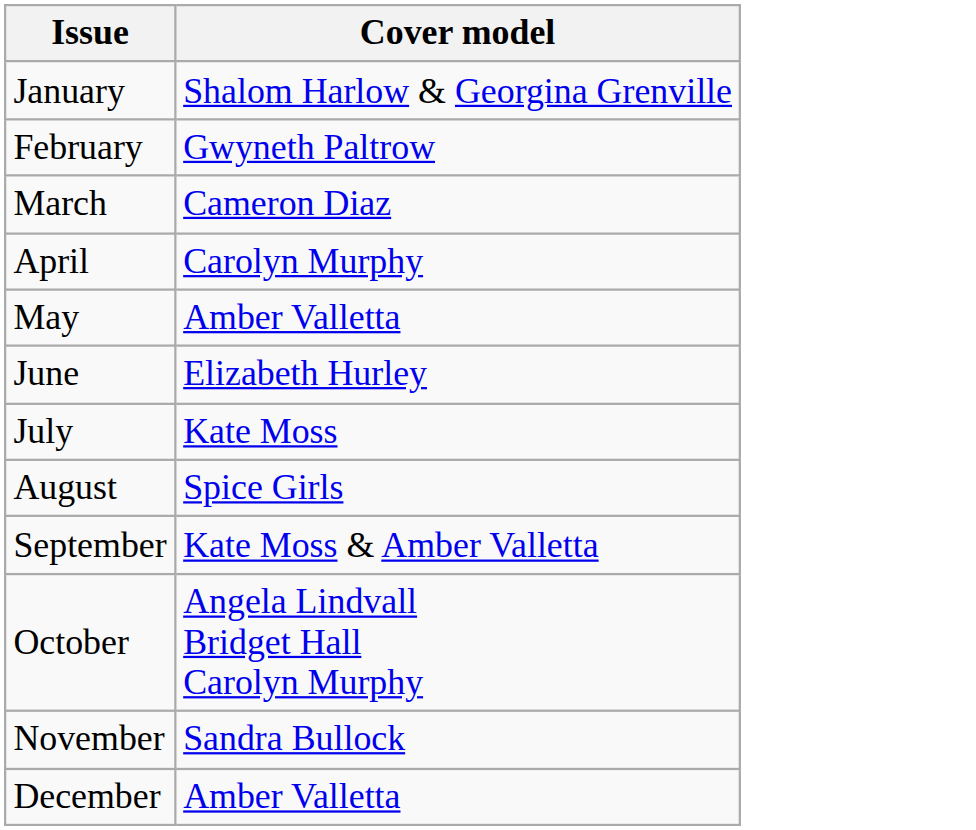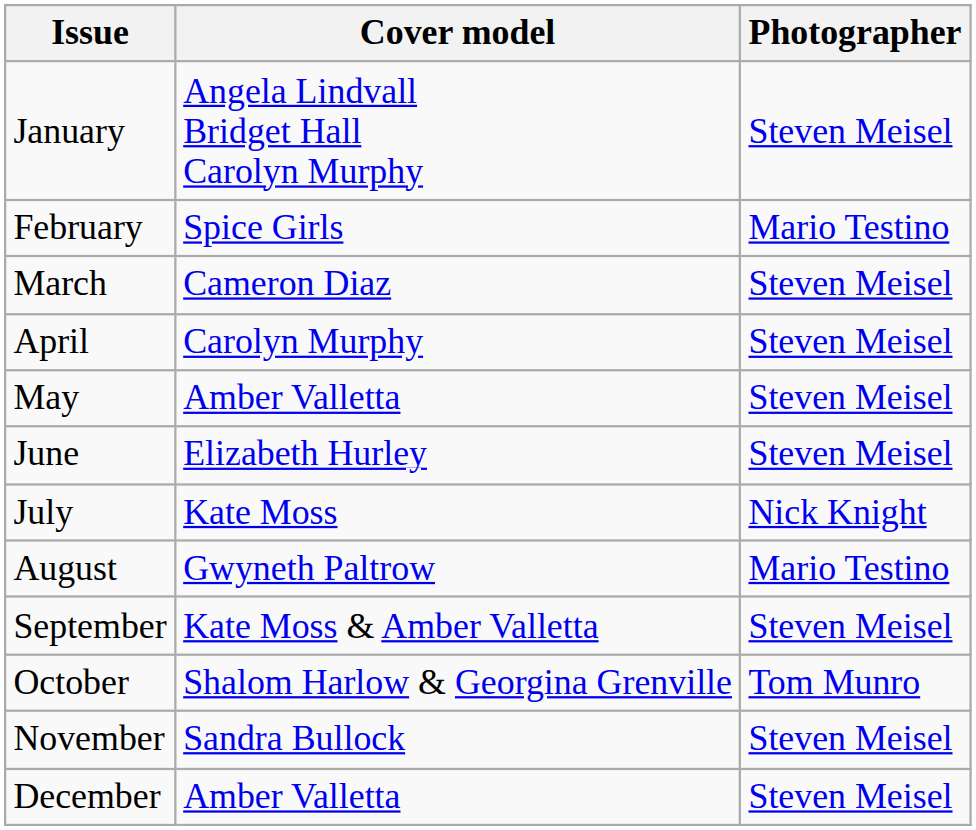+ column: (855, 32)
(458, 89) Shalom Harlow & Georgina Grenville -> (303, 130) Angela Lindvall Bridget Hall Carolyn Murphy
(309, 146) Gwyneth Paltrow -> (263, 227) Spice Girls
(263, 487) Spice Girls -> (309, 568) Gwyneth Paltrow
(303, 641) Angela Lindvall Bridget Hall Carolyn Murphy -> (458, 681) Shalom Harlow & Georgina Grenville
